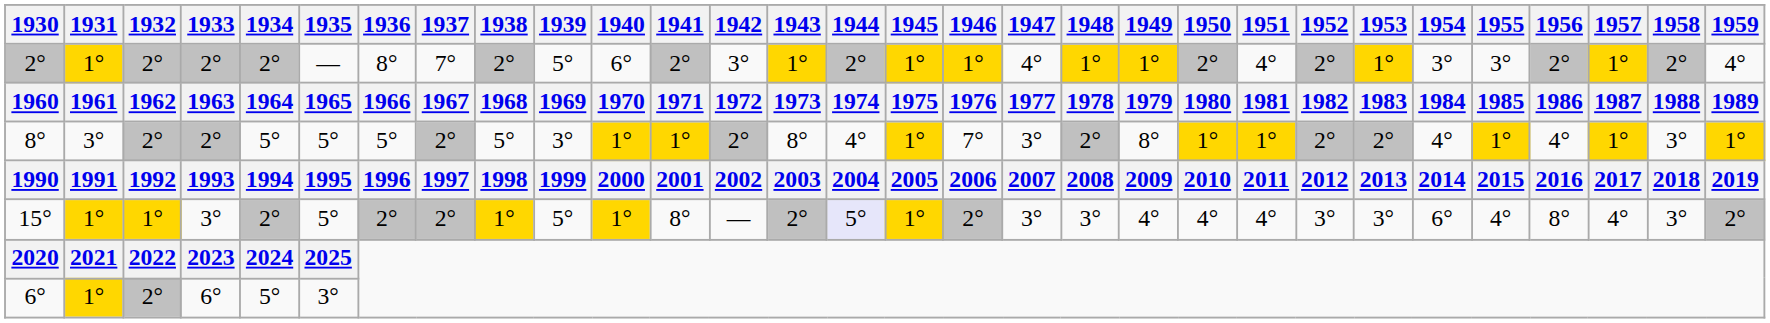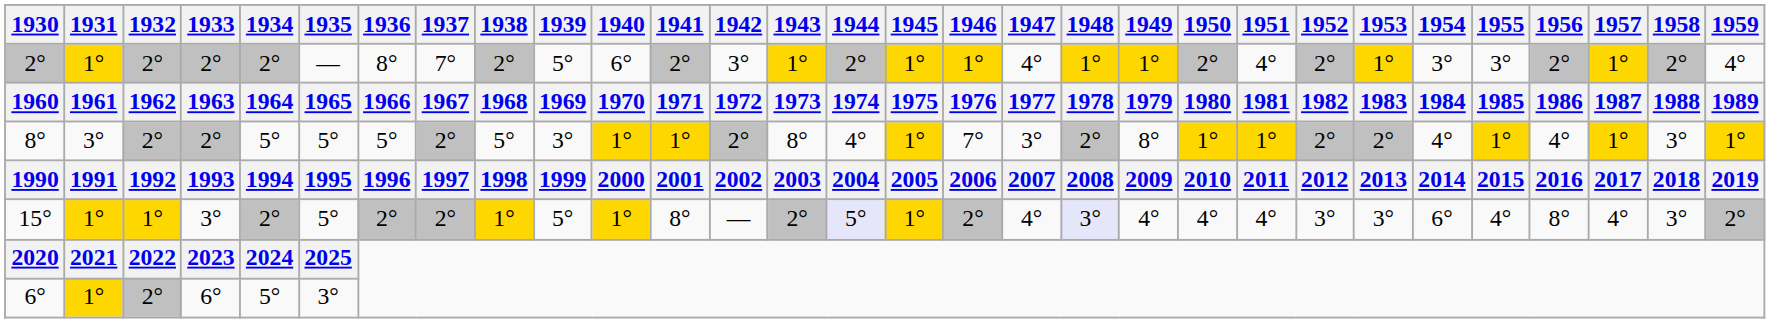(1032, 219) 3° -> (1032, 219) 4°
(1090, 219) no background -> (1090, 219) lavender background
